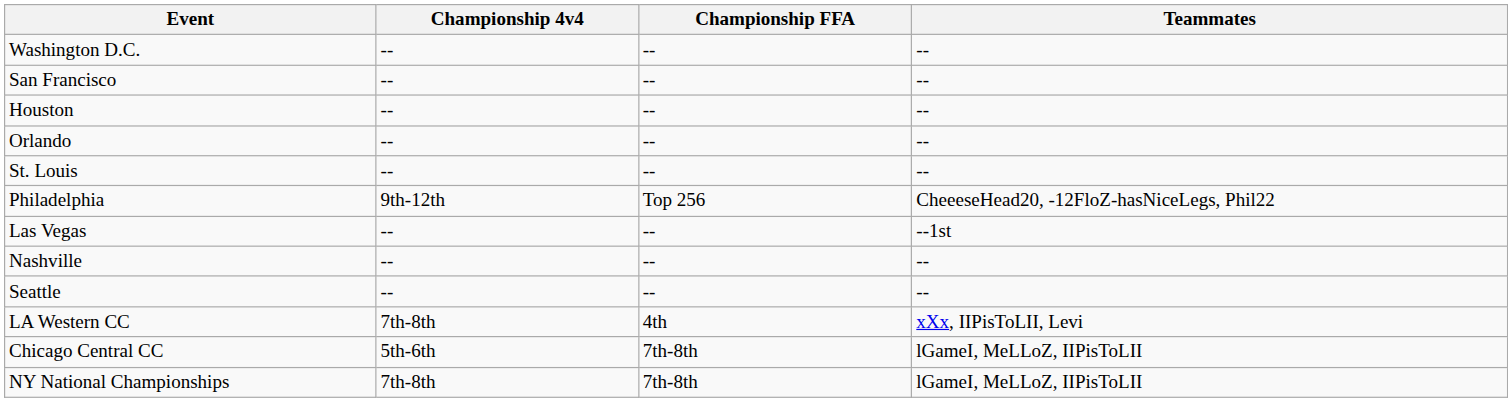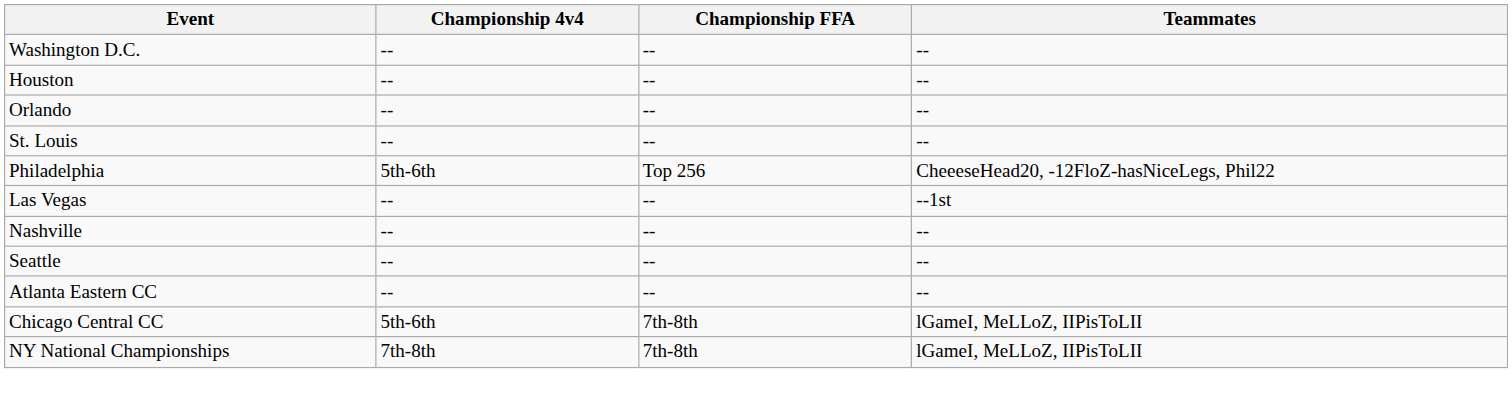- row: (63, 79)
(413, 200) 9th-12th -> (408, 170) 5th-6th
- row: (69, 321)
+ row: (83, 291)
